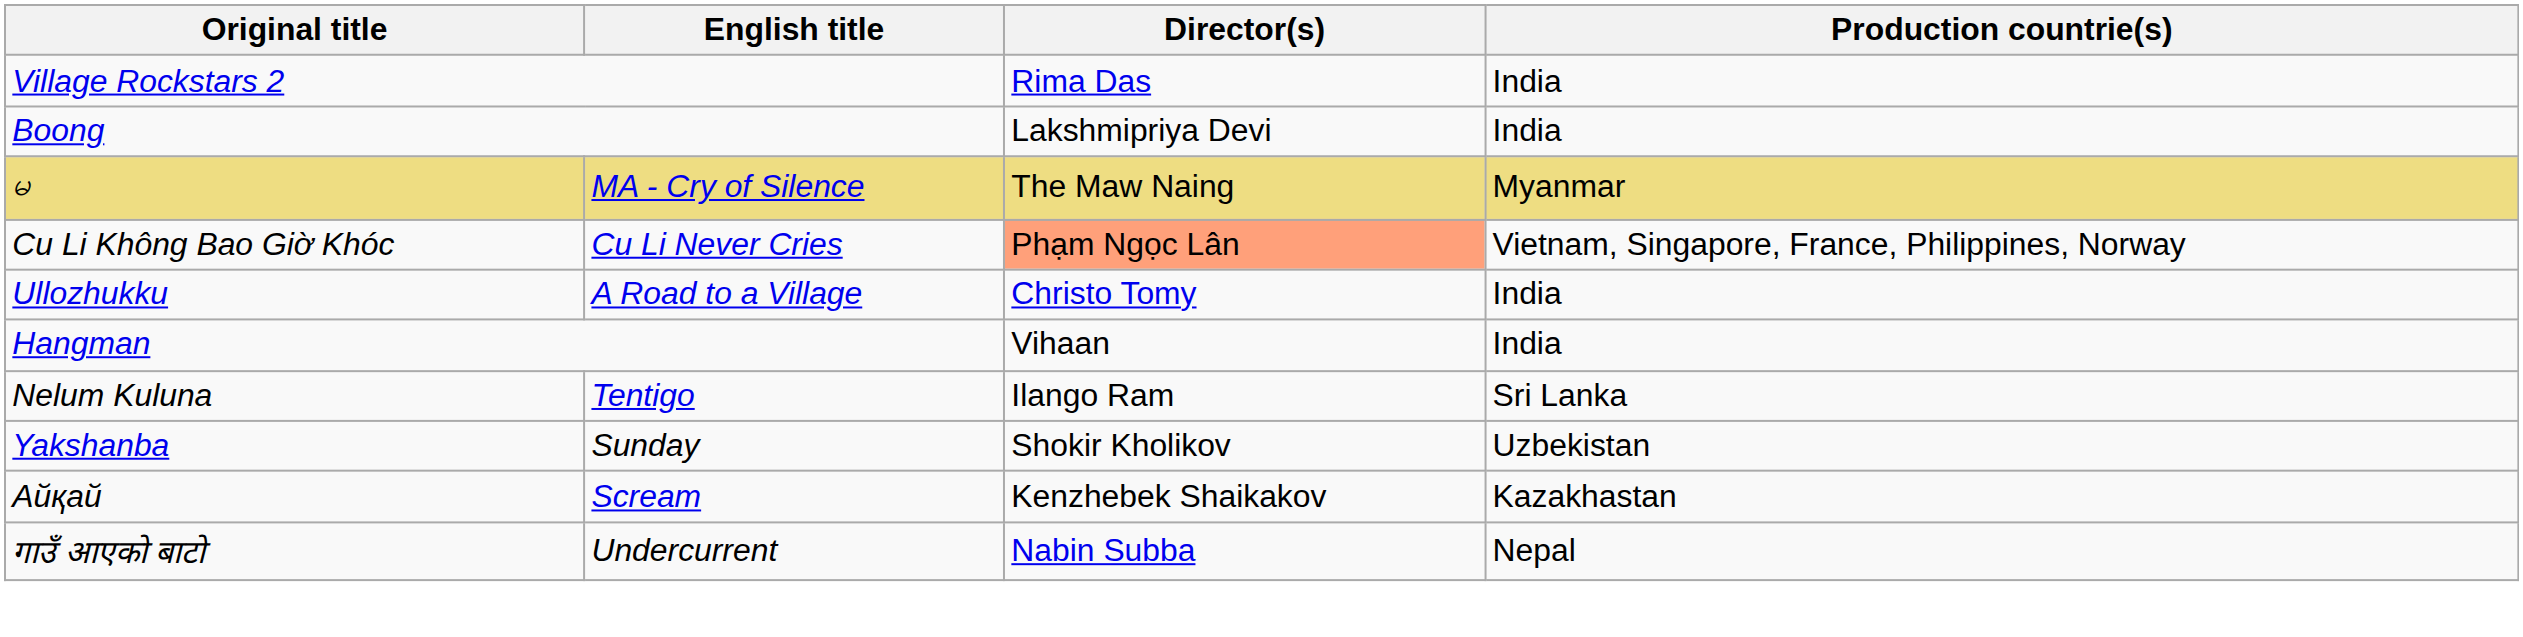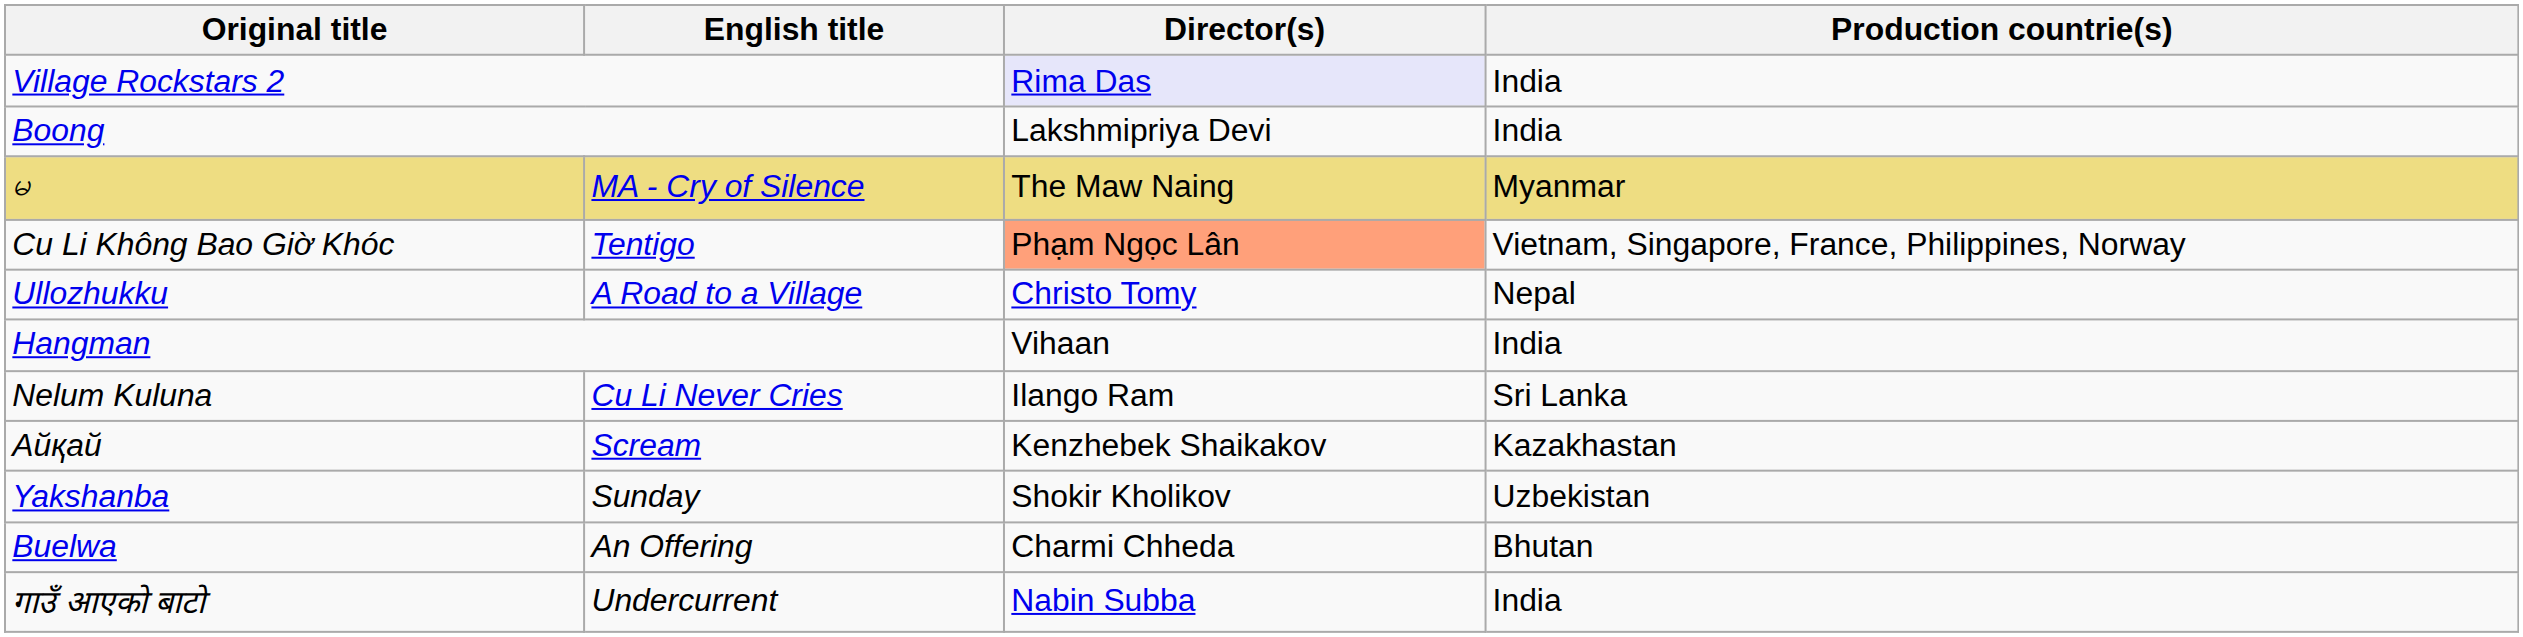(1081, 80) no background -> (1081, 80) lavender background
(717, 243) Cu Li Never Cries -> (643, 243) Tentigo
(1527, 294) India -> (1534, 294) Nepal
(643, 395) Tentigo -> (717, 395) Cu Li Never Cries
rows swapped: (57, 496) <-> (91, 445)
+ row: (65, 546)
(1534, 550) Nepal -> (1527, 601) India
